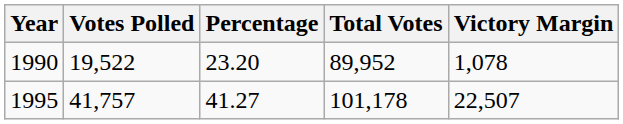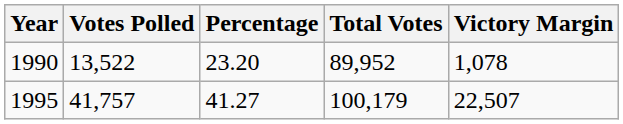(102, 61) 19,522 -> (102, 61) 13,522
(368, 99) 101,178 -> (368, 99) 100,179
